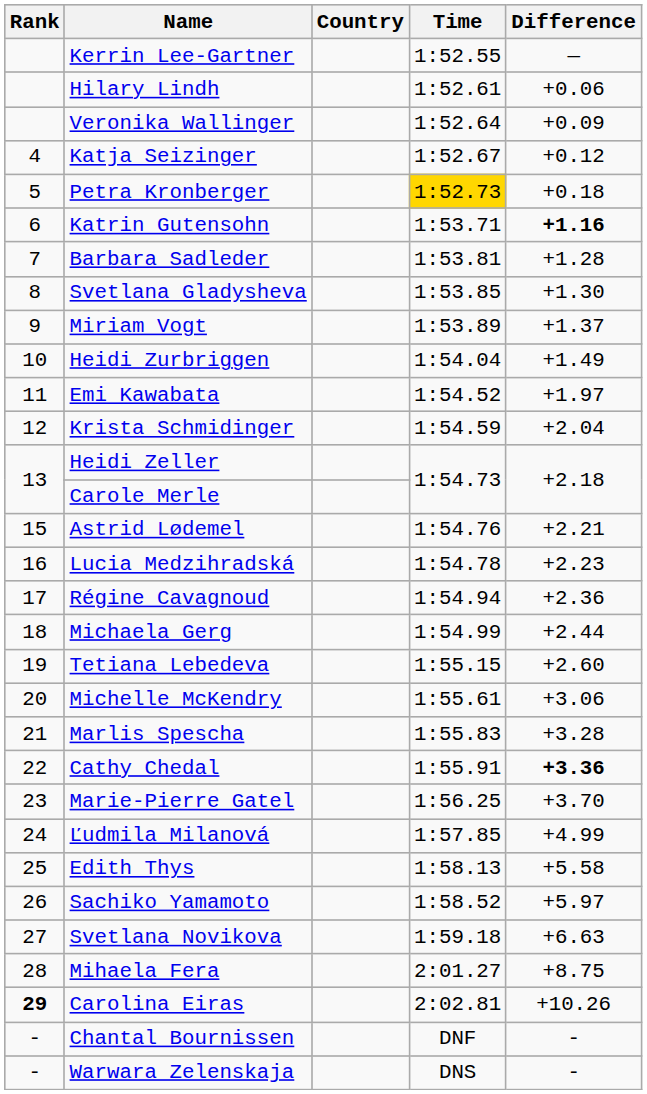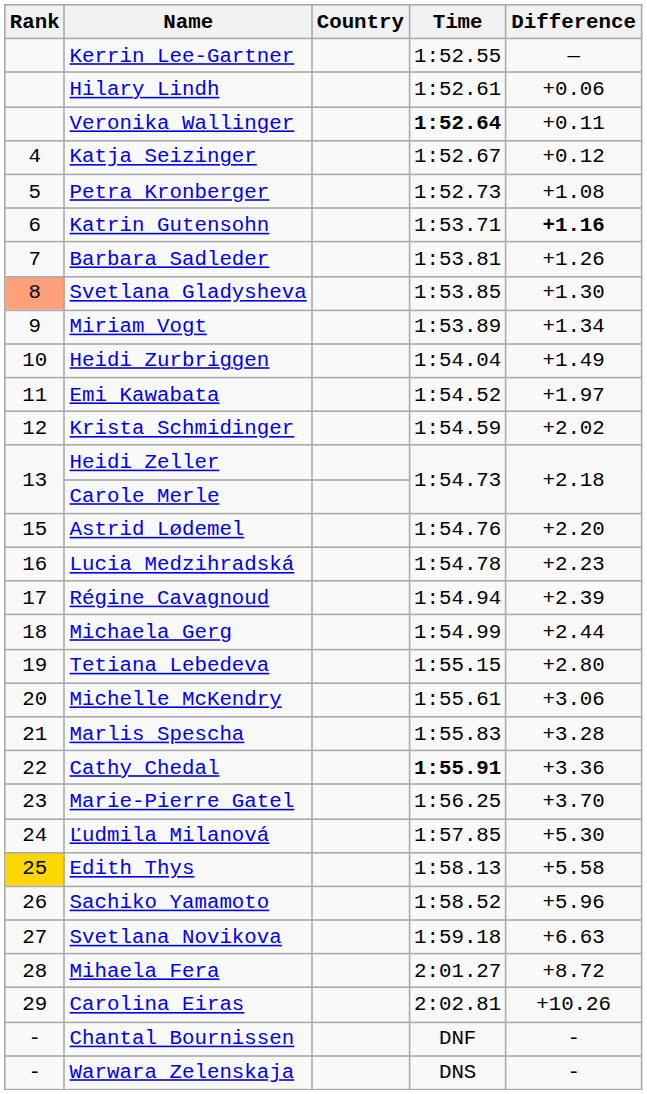(458, 123) normal -> (458, 123) bold
(574, 123) +0.09 -> (574, 123) +0.11
(458, 191) gold background -> (458, 191) no background
(574, 191) +0.18 -> (574, 191) +1.08
(574, 259) +1.28 -> (574, 259) +1.26
(35, 293) no background -> (35, 293) lightsalmon background
(574, 327) +1.37 -> (574, 327) +1.34
(574, 429) +2.04 -> (574, 429) +2.02
(574, 530) +2.21 -> (574, 530) +2.20
(574, 598) +2.36 -> (574, 598) +2.39
(574, 666) +2.60 -> (574, 666) +2.80
(458, 768) normal -> (458, 768) bold
(574, 768) bold -> (574, 768) normal
(574, 835) +4.99 -> (574, 835) +5.30
(35, 869) no background -> (35, 869) gold background
(574, 903) +5.97 -> (574, 903) +5.96
(574, 971) +8.75 -> (574, 971) +8.72
(35, 1005) bold -> (35, 1005) normal
